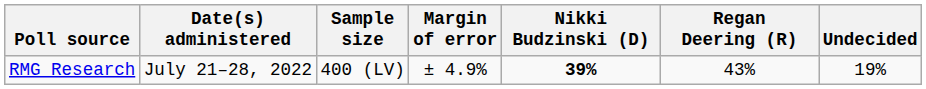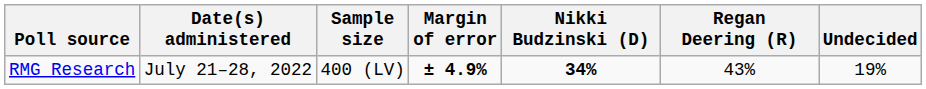(455, 70) normal -> (455, 70) bold
(581, 70) 39% -> (581, 70) 34%
